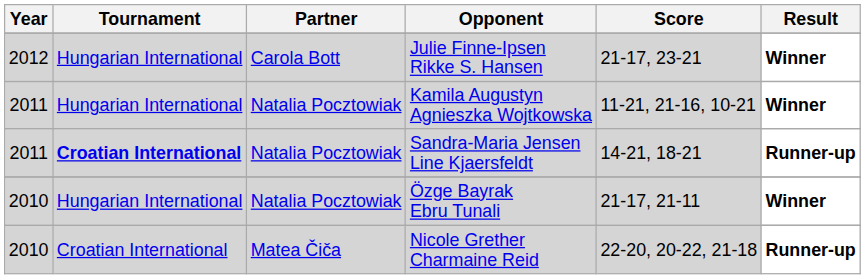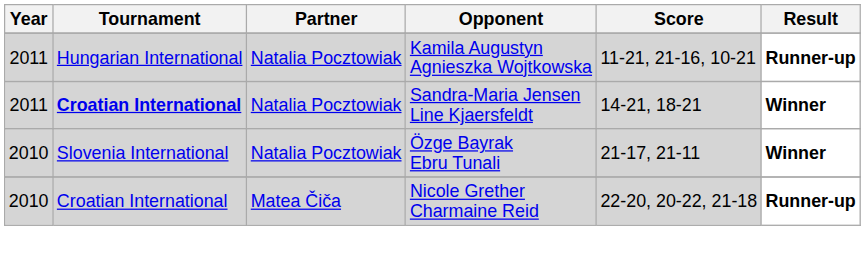- row: (478, 57)
(796, 105) Winner -> (811, 57) Runner-up
(811, 153) Runner-up -> (796, 105) Winner
(150, 201) Hungarian International -> (143, 153) Slovenia International
